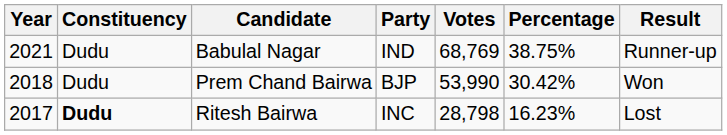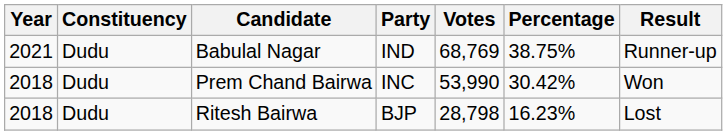(399, 82) BJP -> (398, 82) INC
(31, 113) 2017 -> (31, 113) 2018
(87, 113) bold -> (86, 113) normal
(398, 113) INC -> (399, 113) BJP
